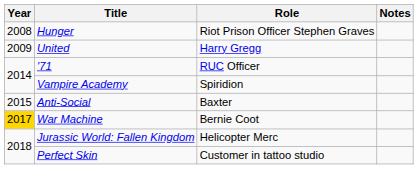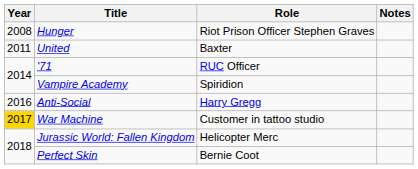(19, 48) 2009 -> (19, 48) 2011
(230, 48) Harry Gregg -> (216, 48) Baxter
(19, 102) 2015 -> (19, 102) 2016
(216, 102) Baxter -> (230, 102) Harry Gregg
(229, 119) Bernie Coot -> (262, 119) Customer in tattoo studio
(262, 155) Customer in tattoo studio -> (229, 155) Bernie Coot
